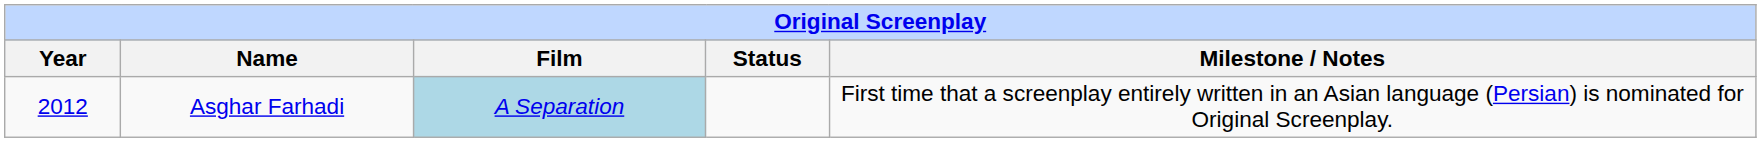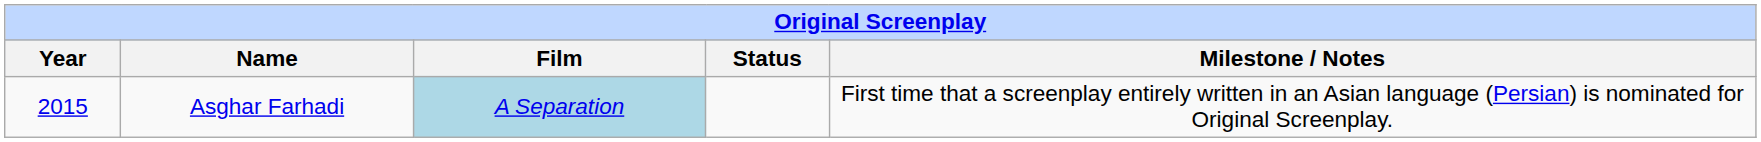(63, 106) 2012 -> (63, 106) 2015
